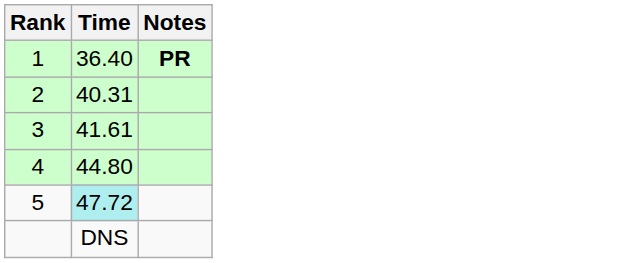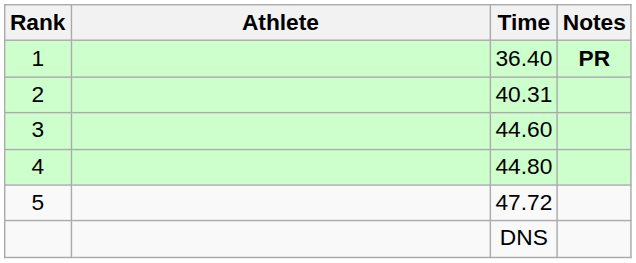+ column: (280, 22)
(104, 130) 41.61 -> (524, 130) 44.60
(104, 202) paleturquoise background -> (524, 202) no background
